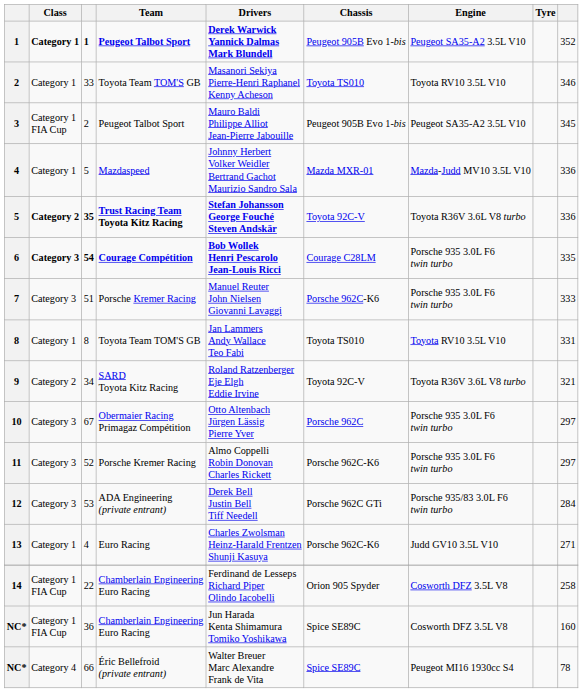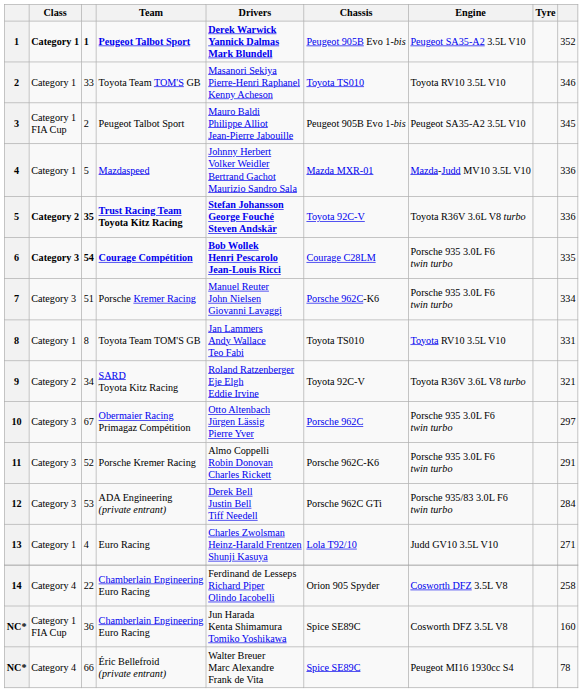(568, 299) 333 -> (568, 299) 334
(568, 463) 297 -> (568, 463) 291
(343, 544) Porsche 962C-K6 -> (332, 544) Lola T92/10
(54, 585) Category 1 FIA Cup -> (54, 585) Category 4
